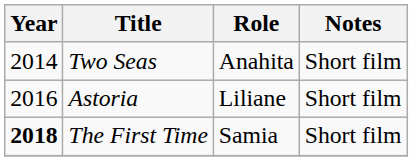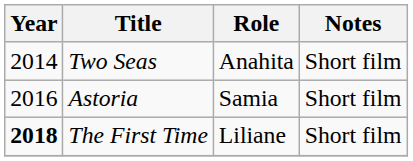(252, 98) Liliane -> (248, 98) Samia
(248, 135) Samia -> (252, 135) Liliane
